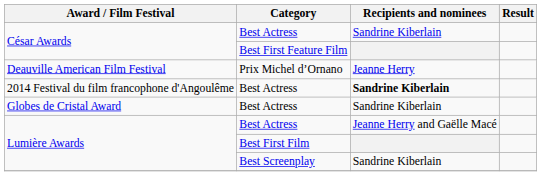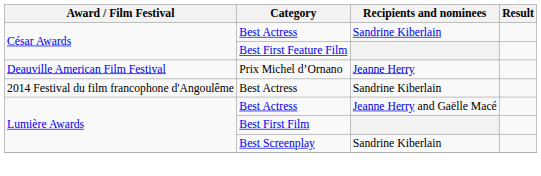(401, 87) bold -> (397, 87) normal
- row: (64, 106)
